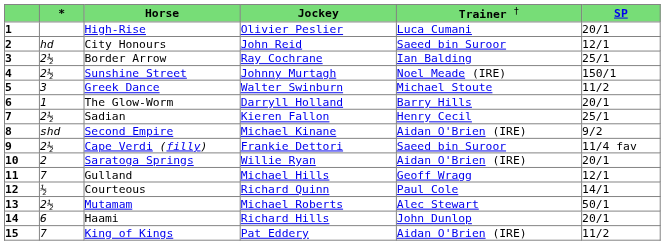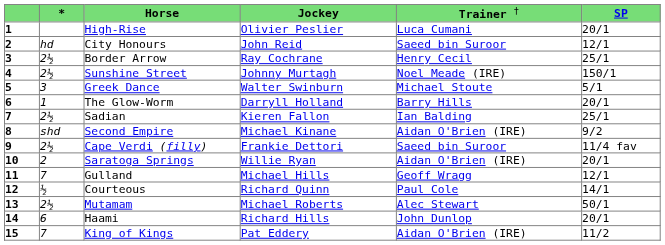(434, 58) Ian Balding -> (434, 58) Henry Cecil
(596, 87) 11/2 -> (592, 87) 5/1
(434, 116) Henry Cecil -> (434, 116) Ian Balding
